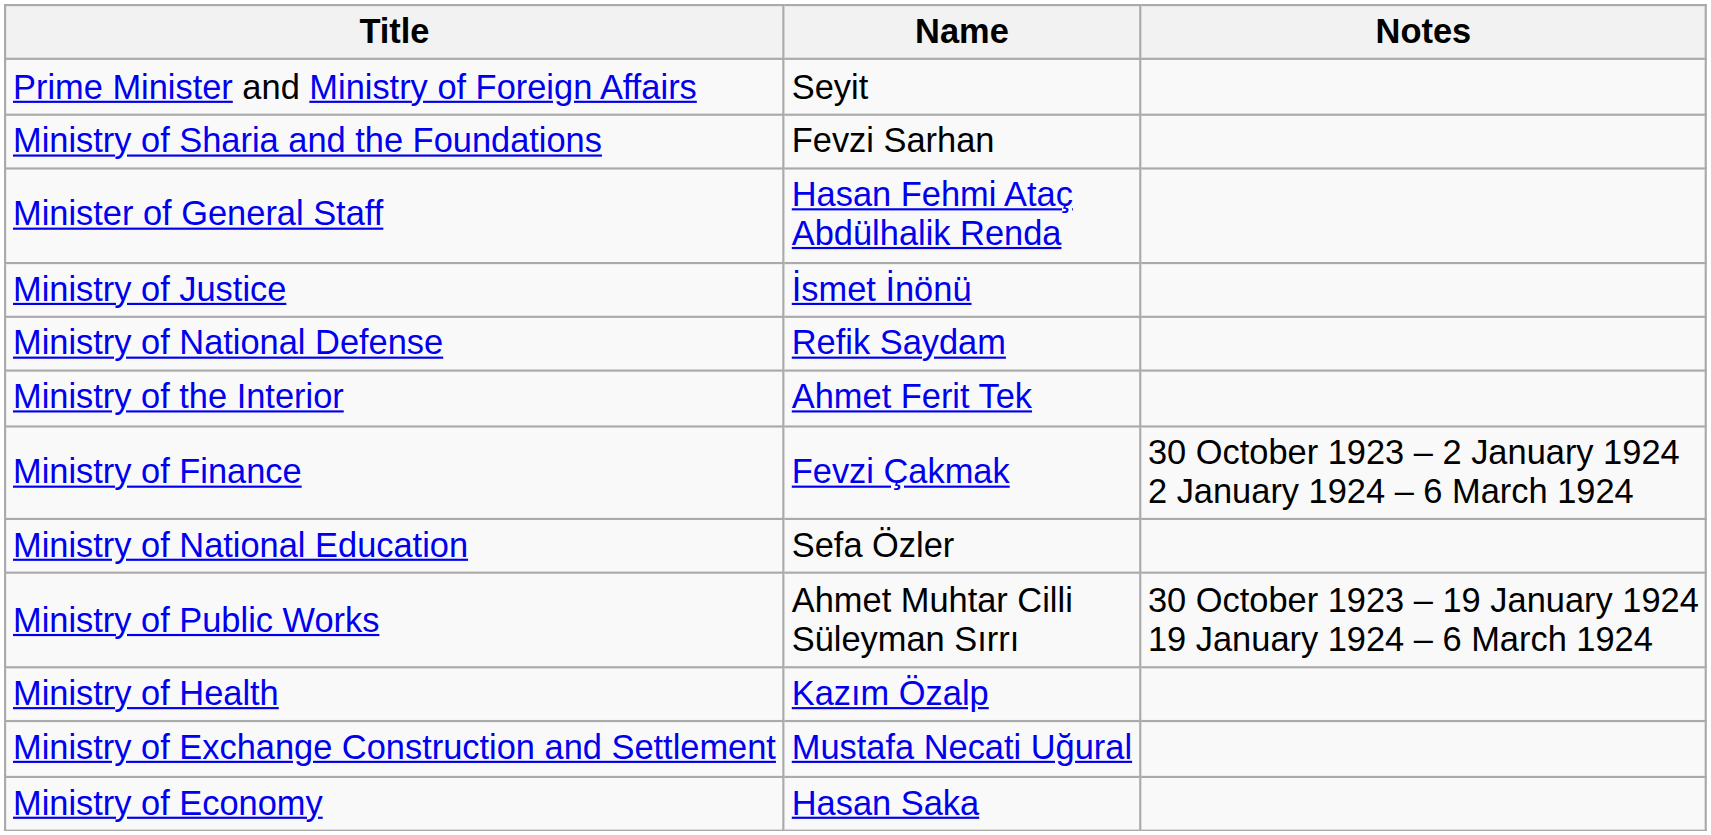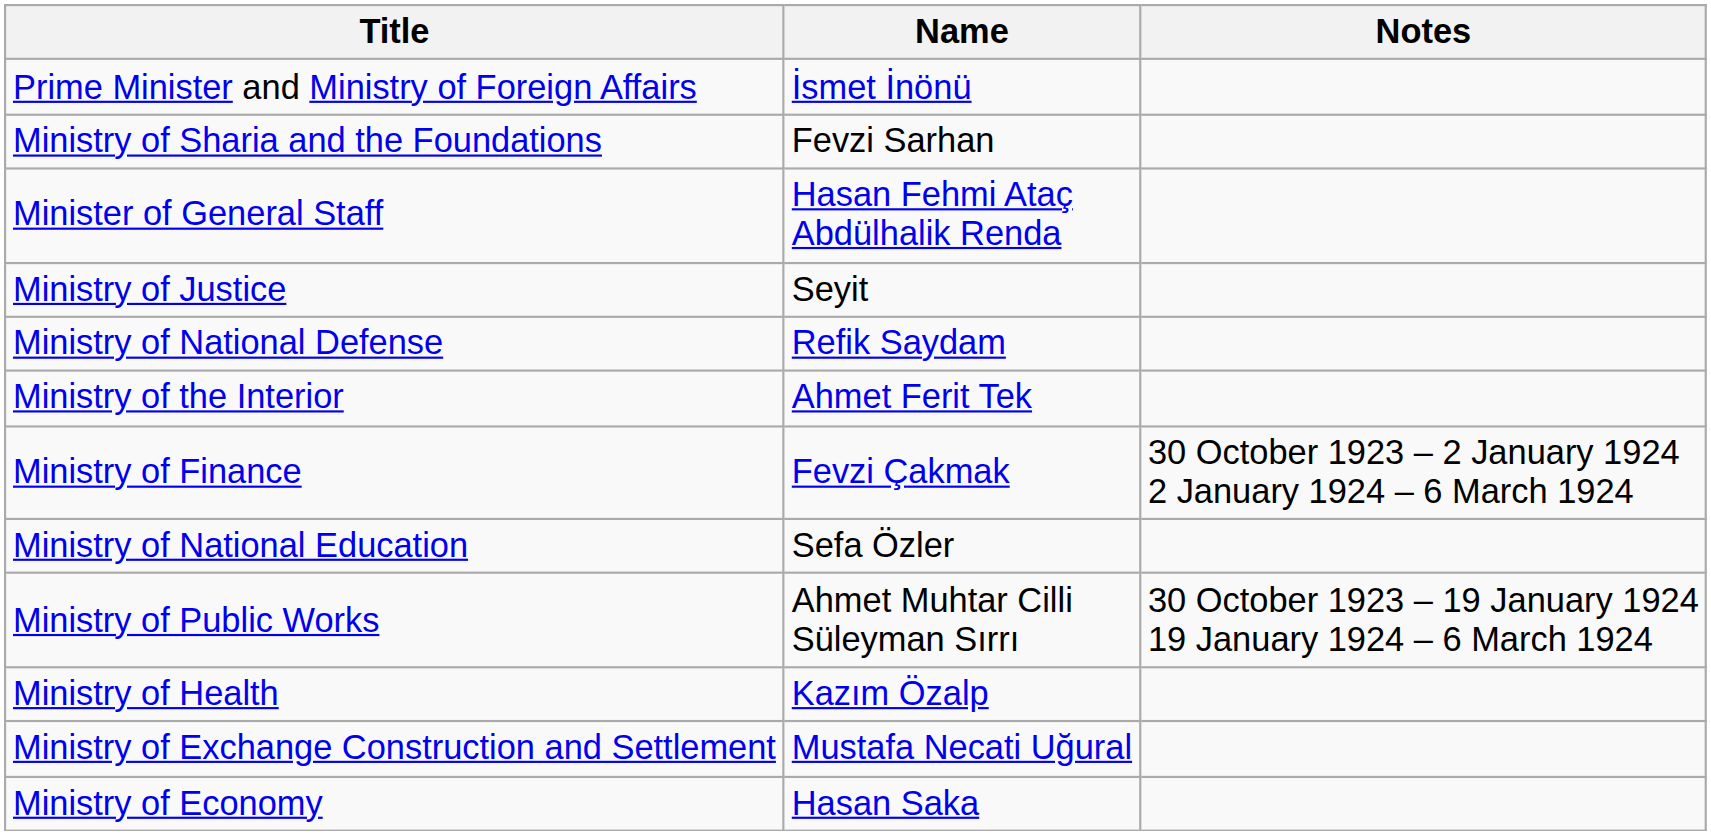(830, 86) Seyit -> (882, 86) İsmet İnönü
(882, 288) İsmet İnönü -> (830, 288) Seyit
